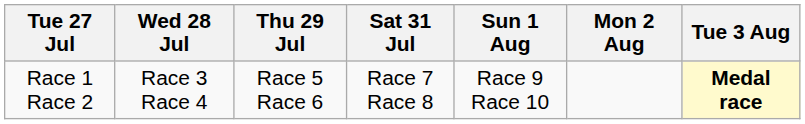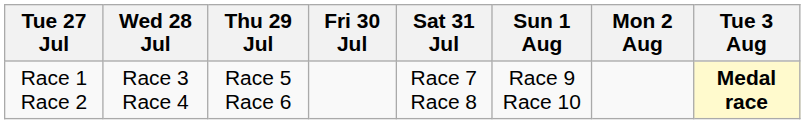+ column: (352, 32)
